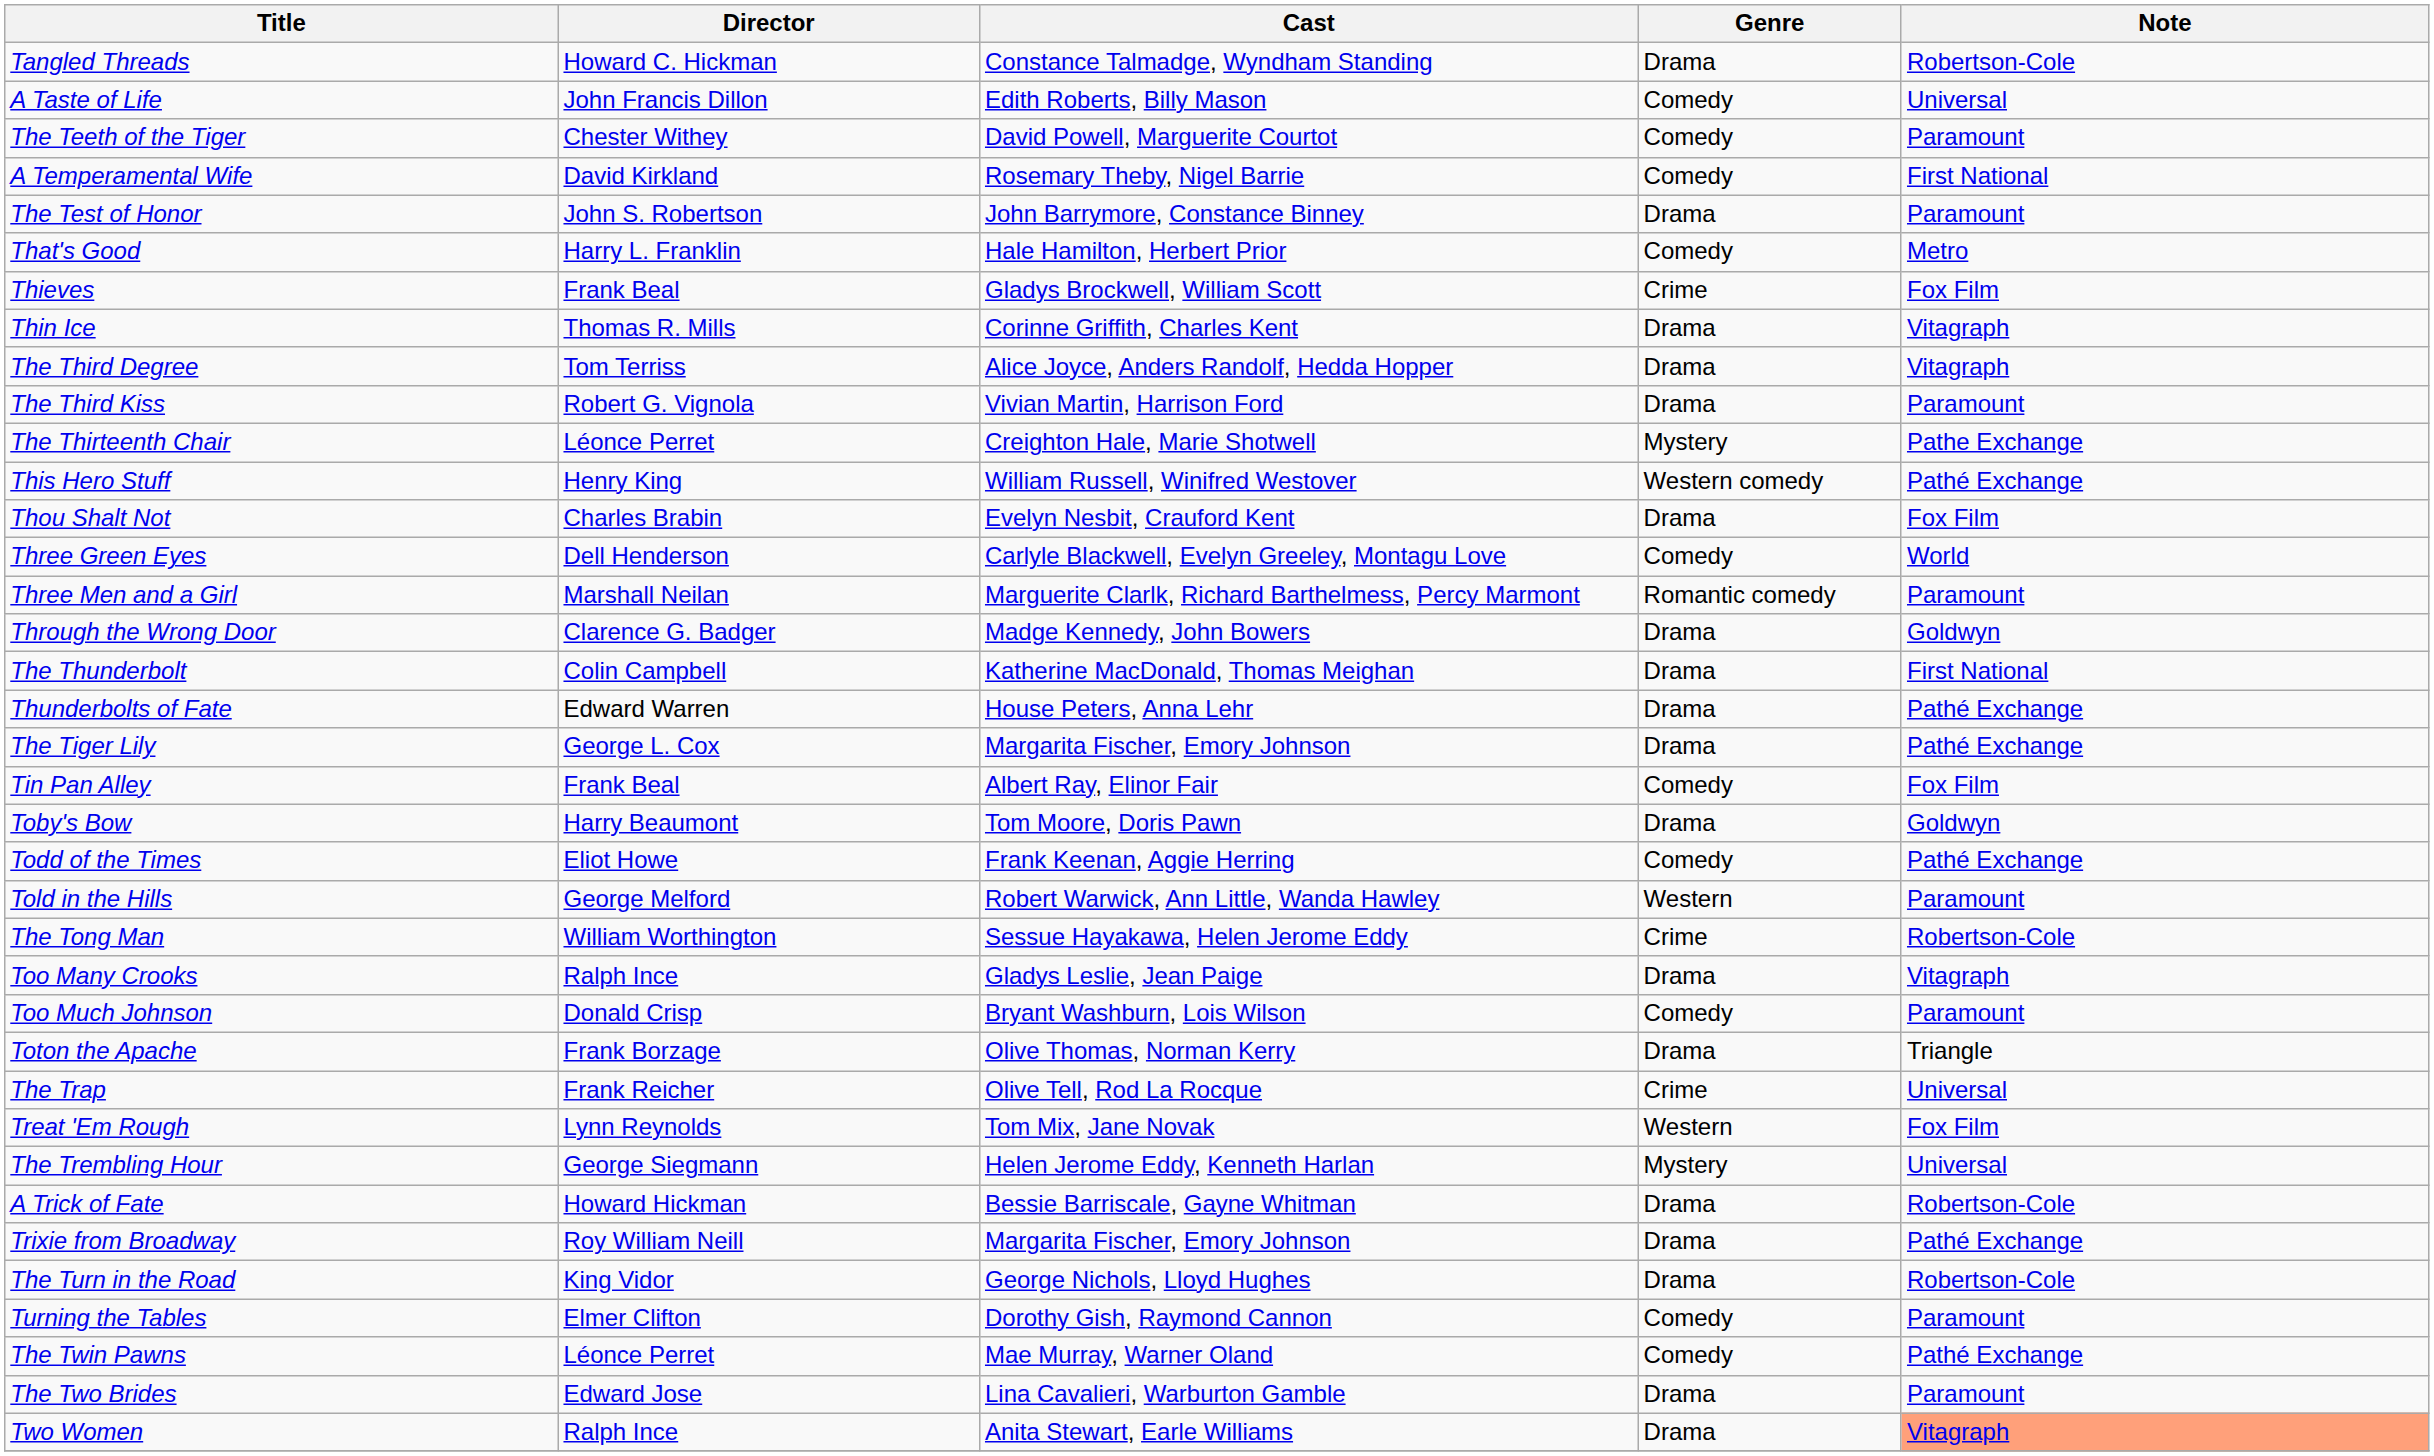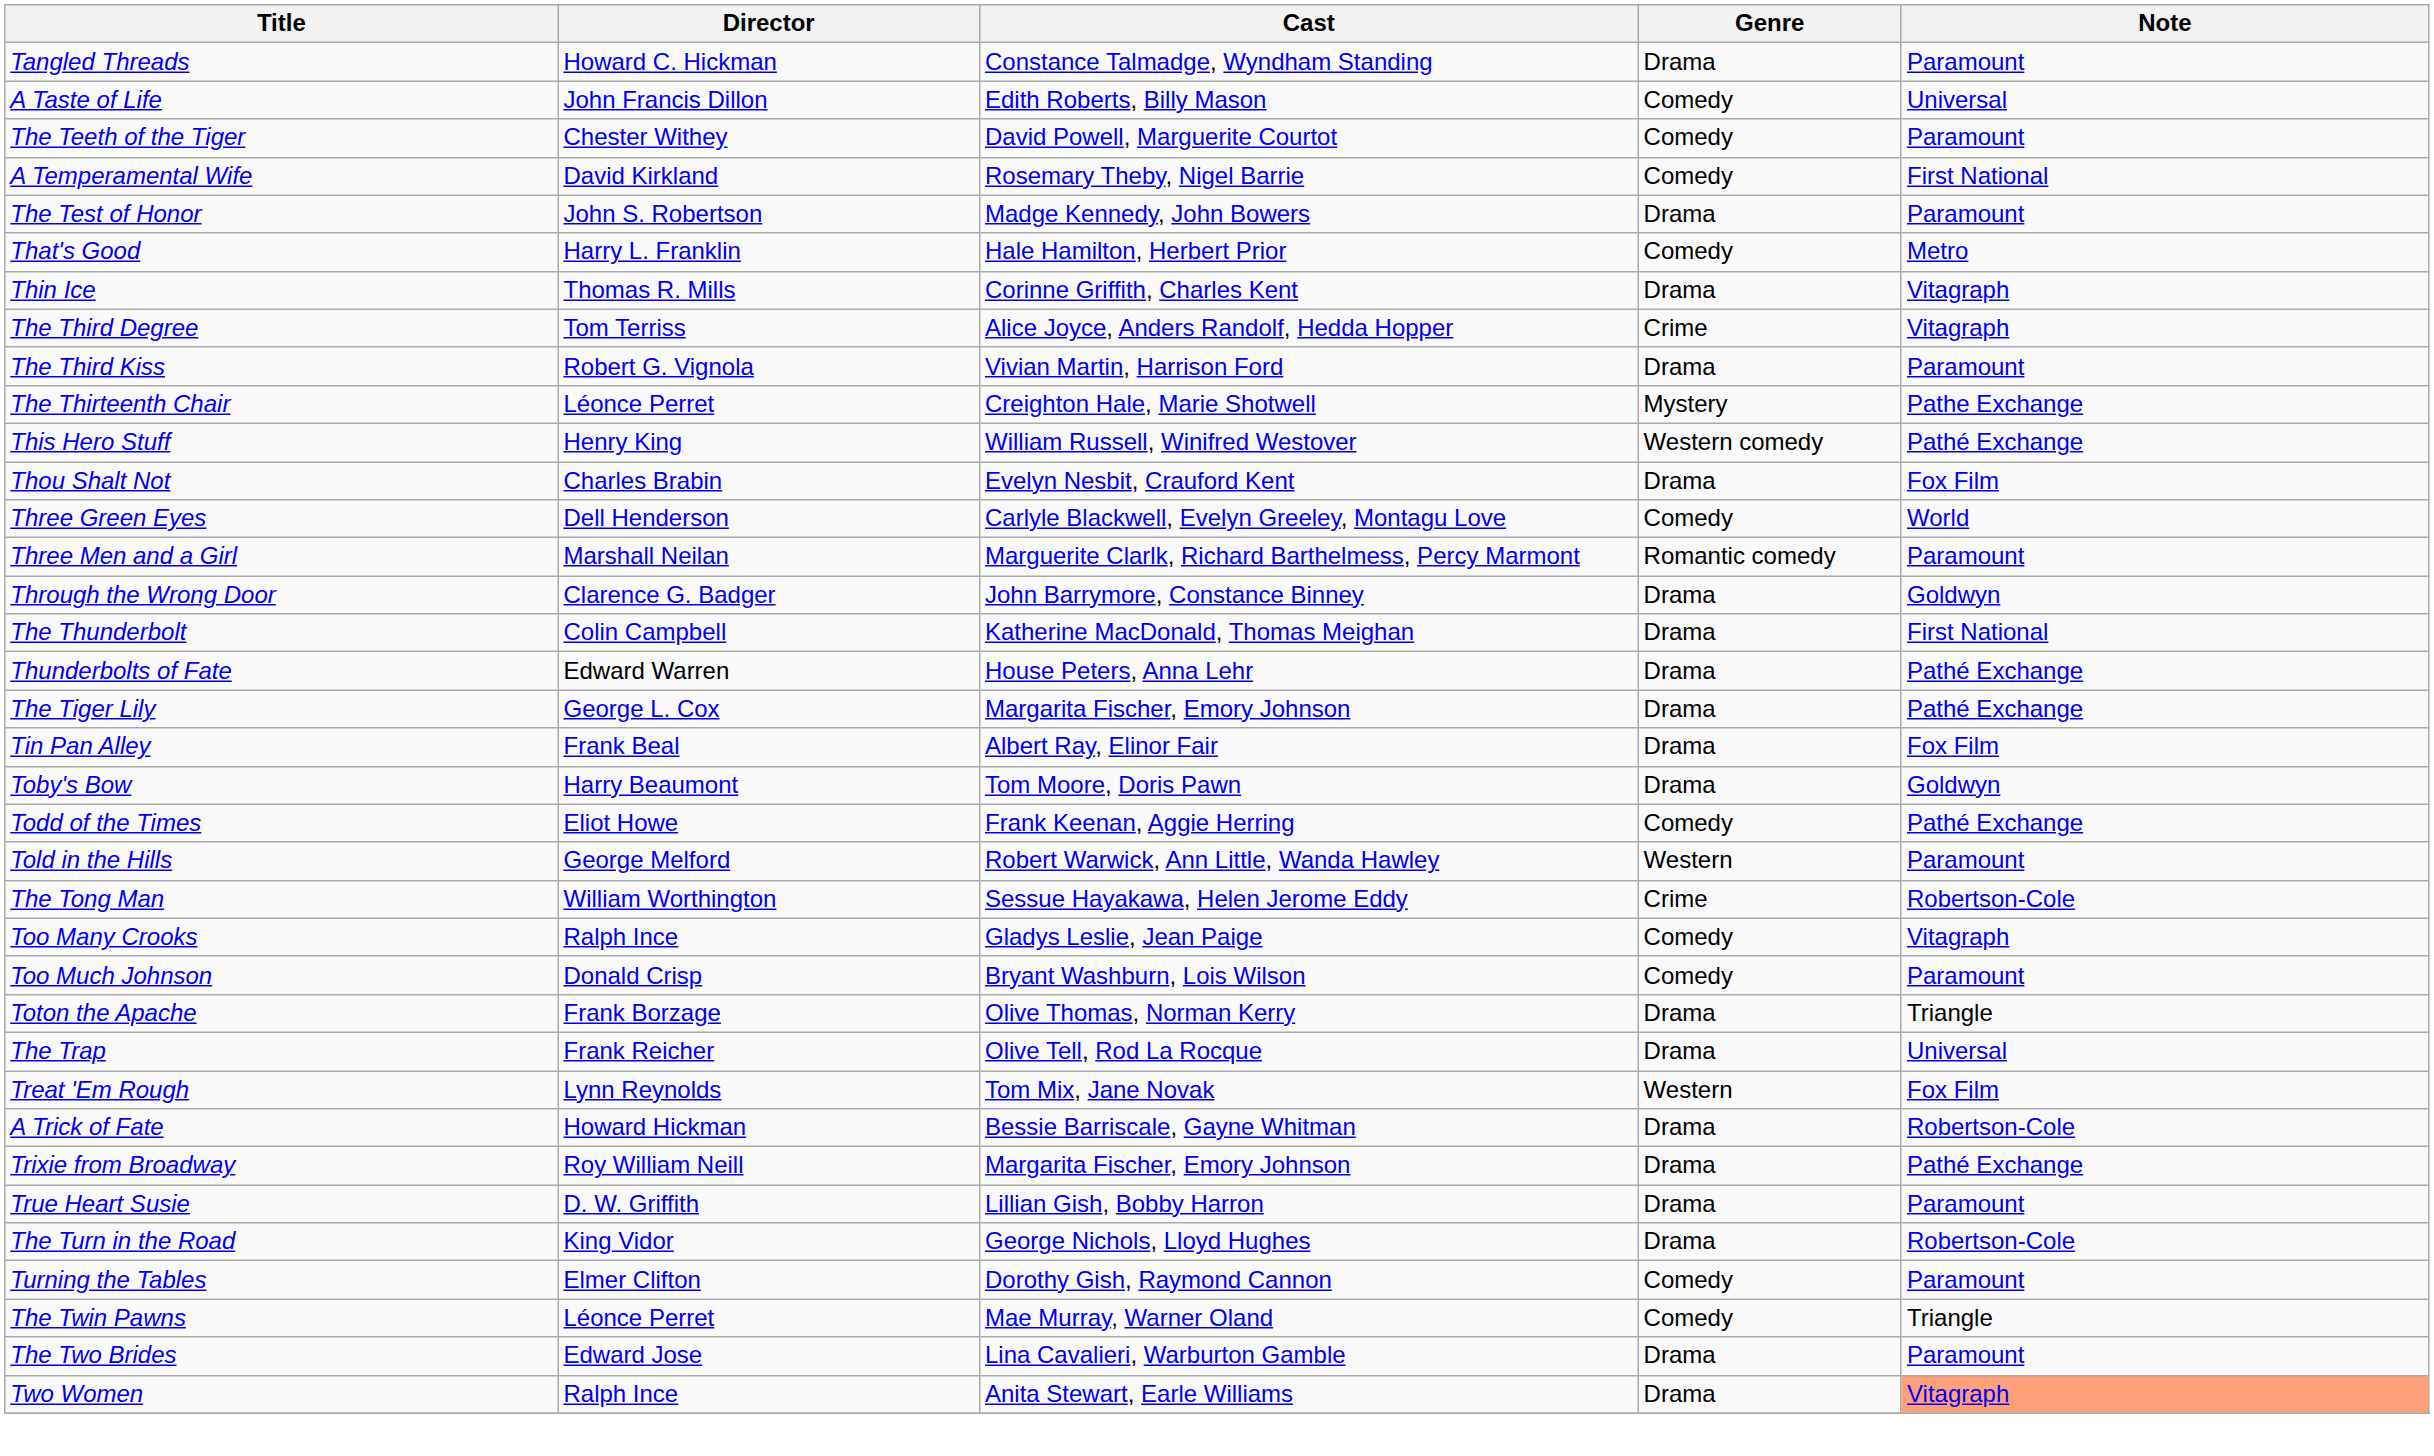(1991, 61) Robertson-Cole -> (1966, 61) Paramount
(1174, 213) John Barrymore, Constance Binney -> (1148, 213) Madge Kennedy, John Bowers
- row: (52, 289)
(1680, 366) Drama -> (1676, 328) Crime
(1148, 632) Madge Kennedy, John Bowers -> (1174, 594) John Barrymore, Constance Binney
(1688, 784) Comedy -> (1680, 746) Drama
(1680, 975) Drama -> (1688, 937) Comedy
(1676, 1089) Crime -> (1680, 1051) Drama
- row: (116, 1165)
+ row: (100, 1203)
(1995, 1355) Pathé Exchange -> (1950, 1317) Triangle
